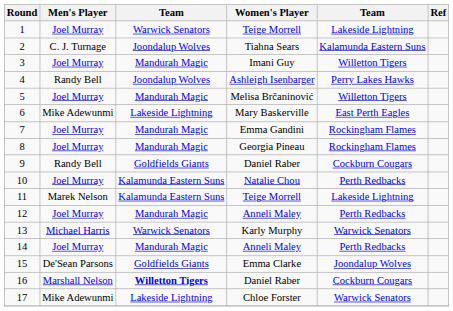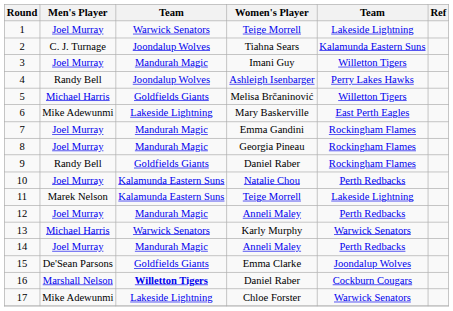(78, 96) Joel Murray -> (78, 96) Michael Harris
(171, 96) Mandurah Magic -> (171, 96) Goldfields Giants
(372, 163) Cockburn Cougars -> (372, 163) Rockingham Flames
